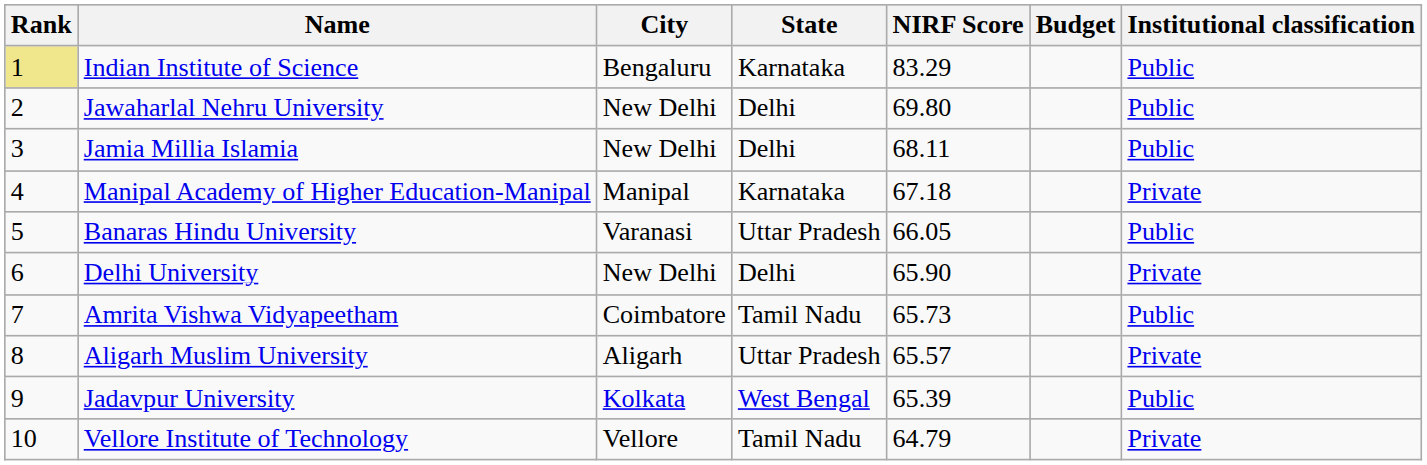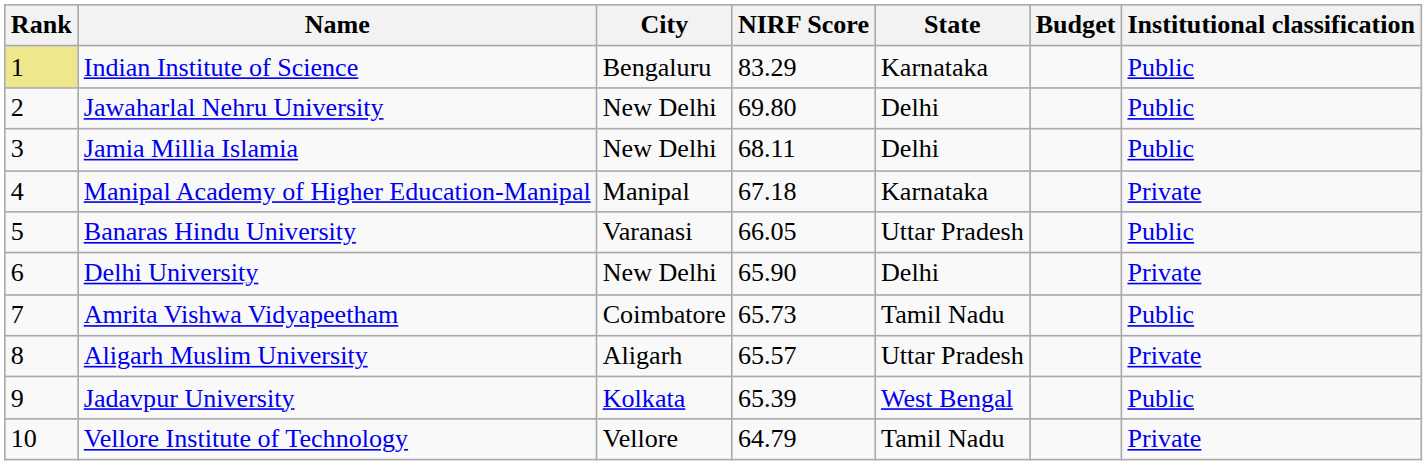columns swapped: (809, 25) <-> (958, 25)
